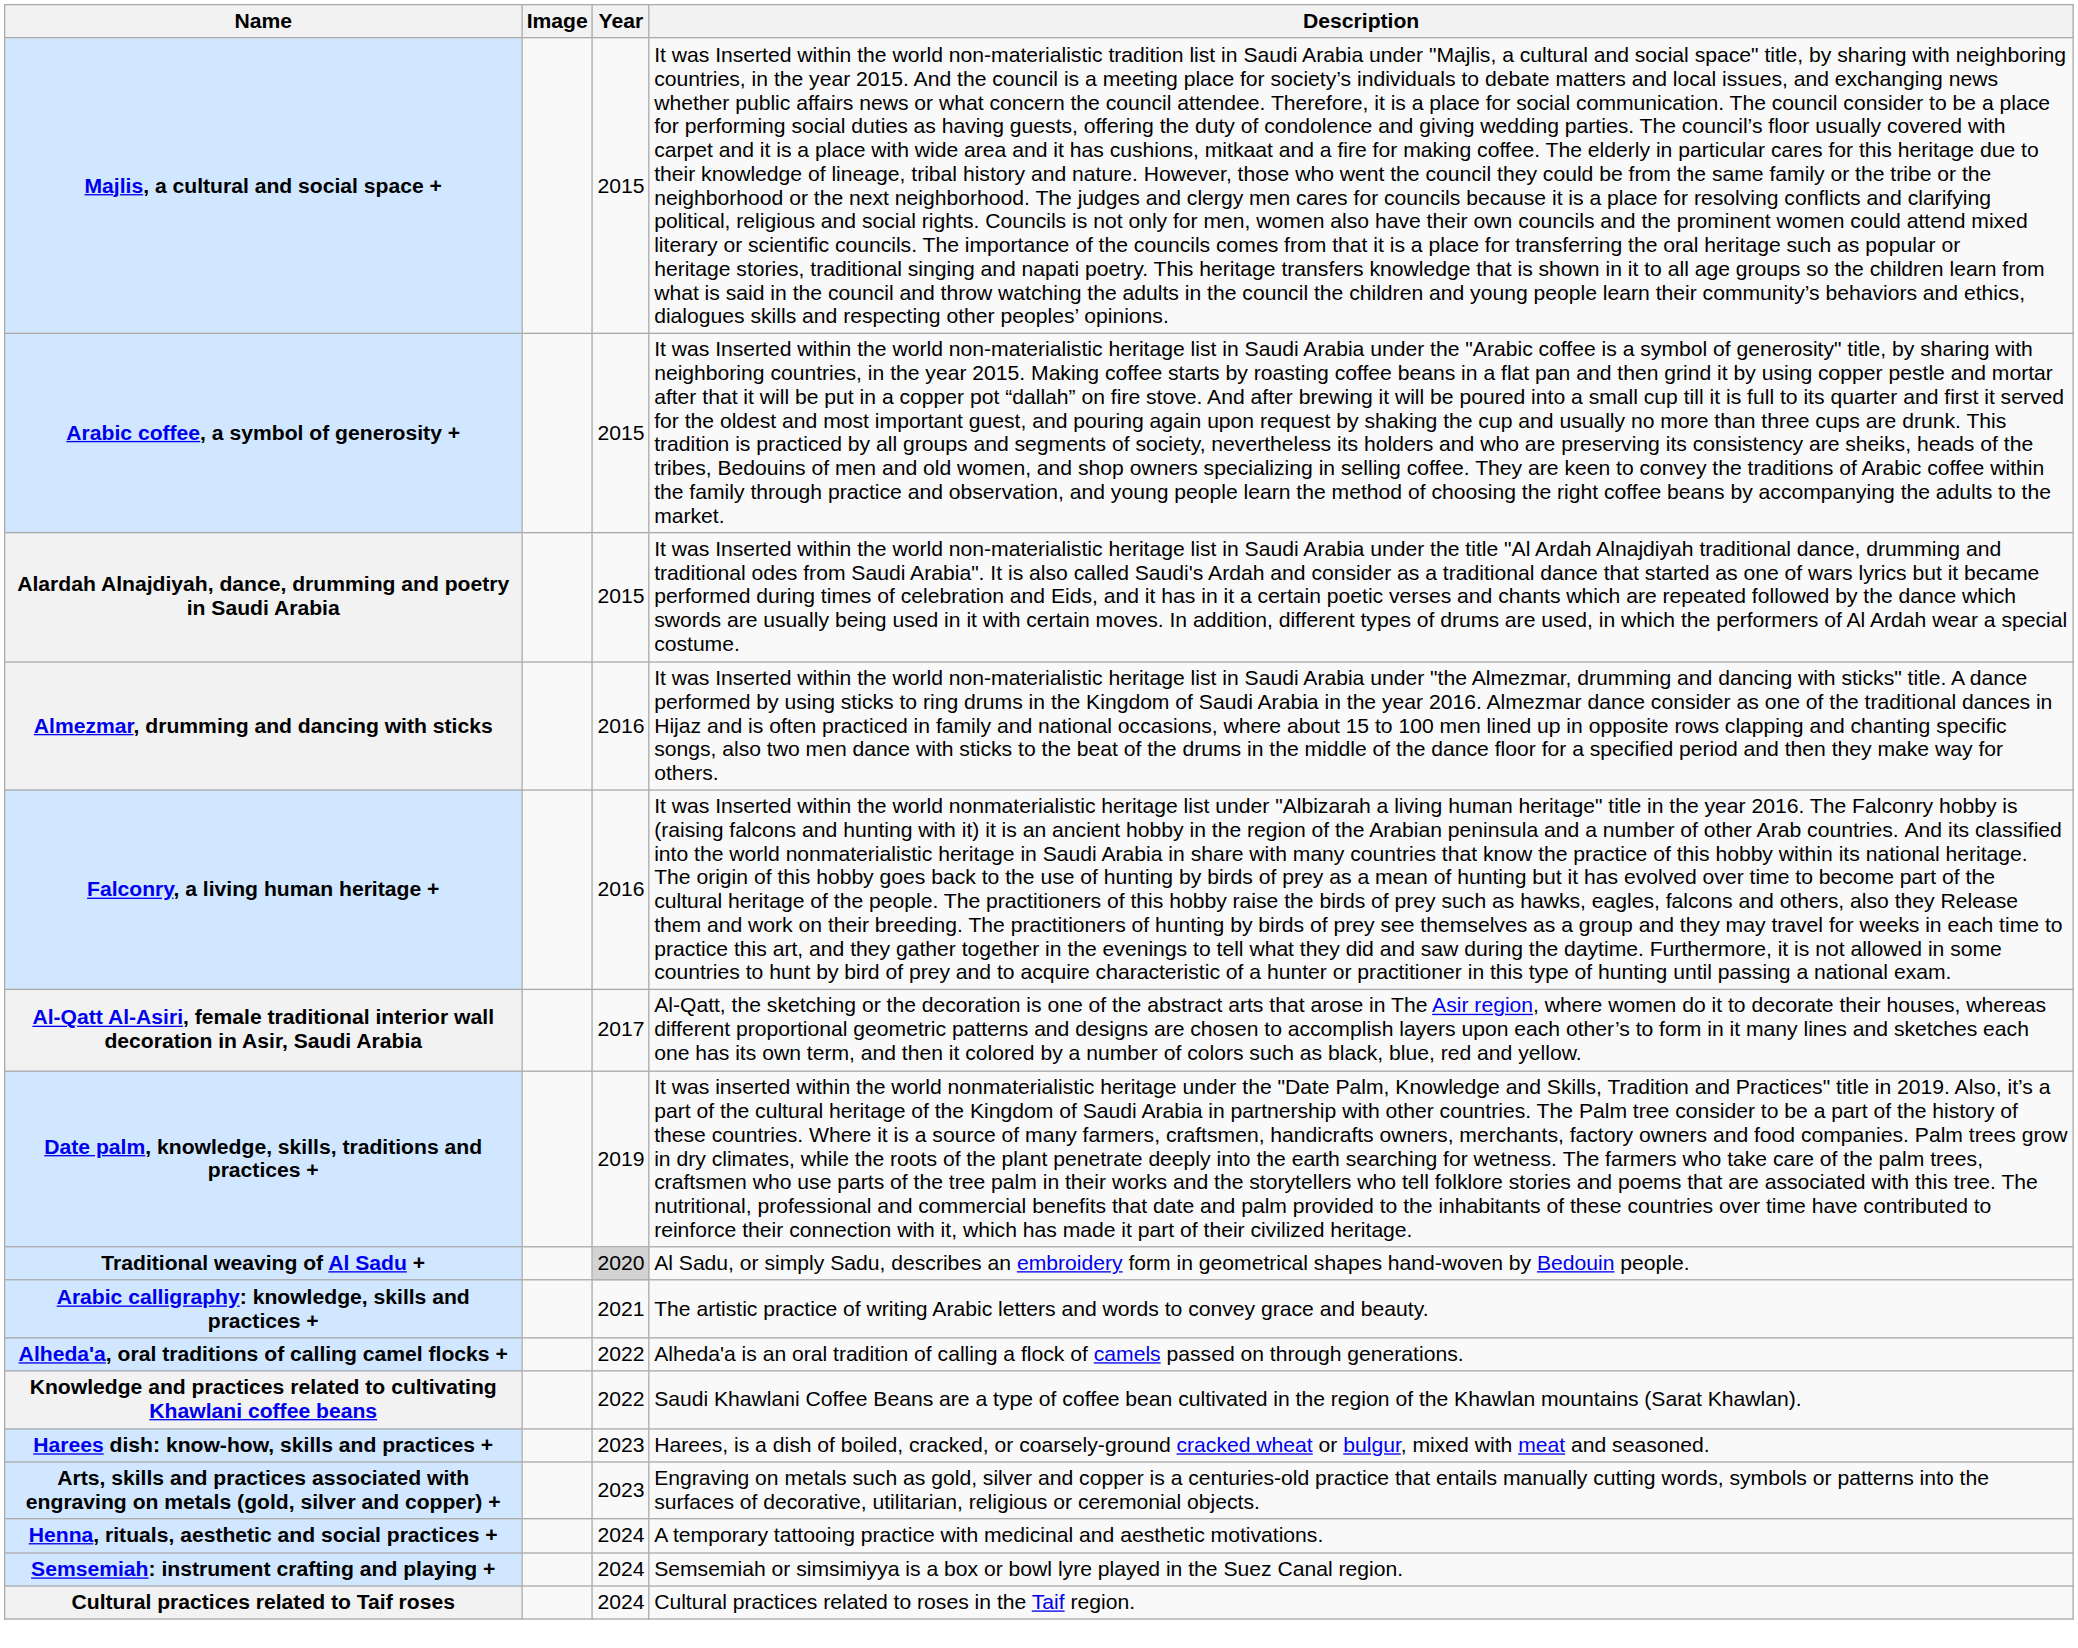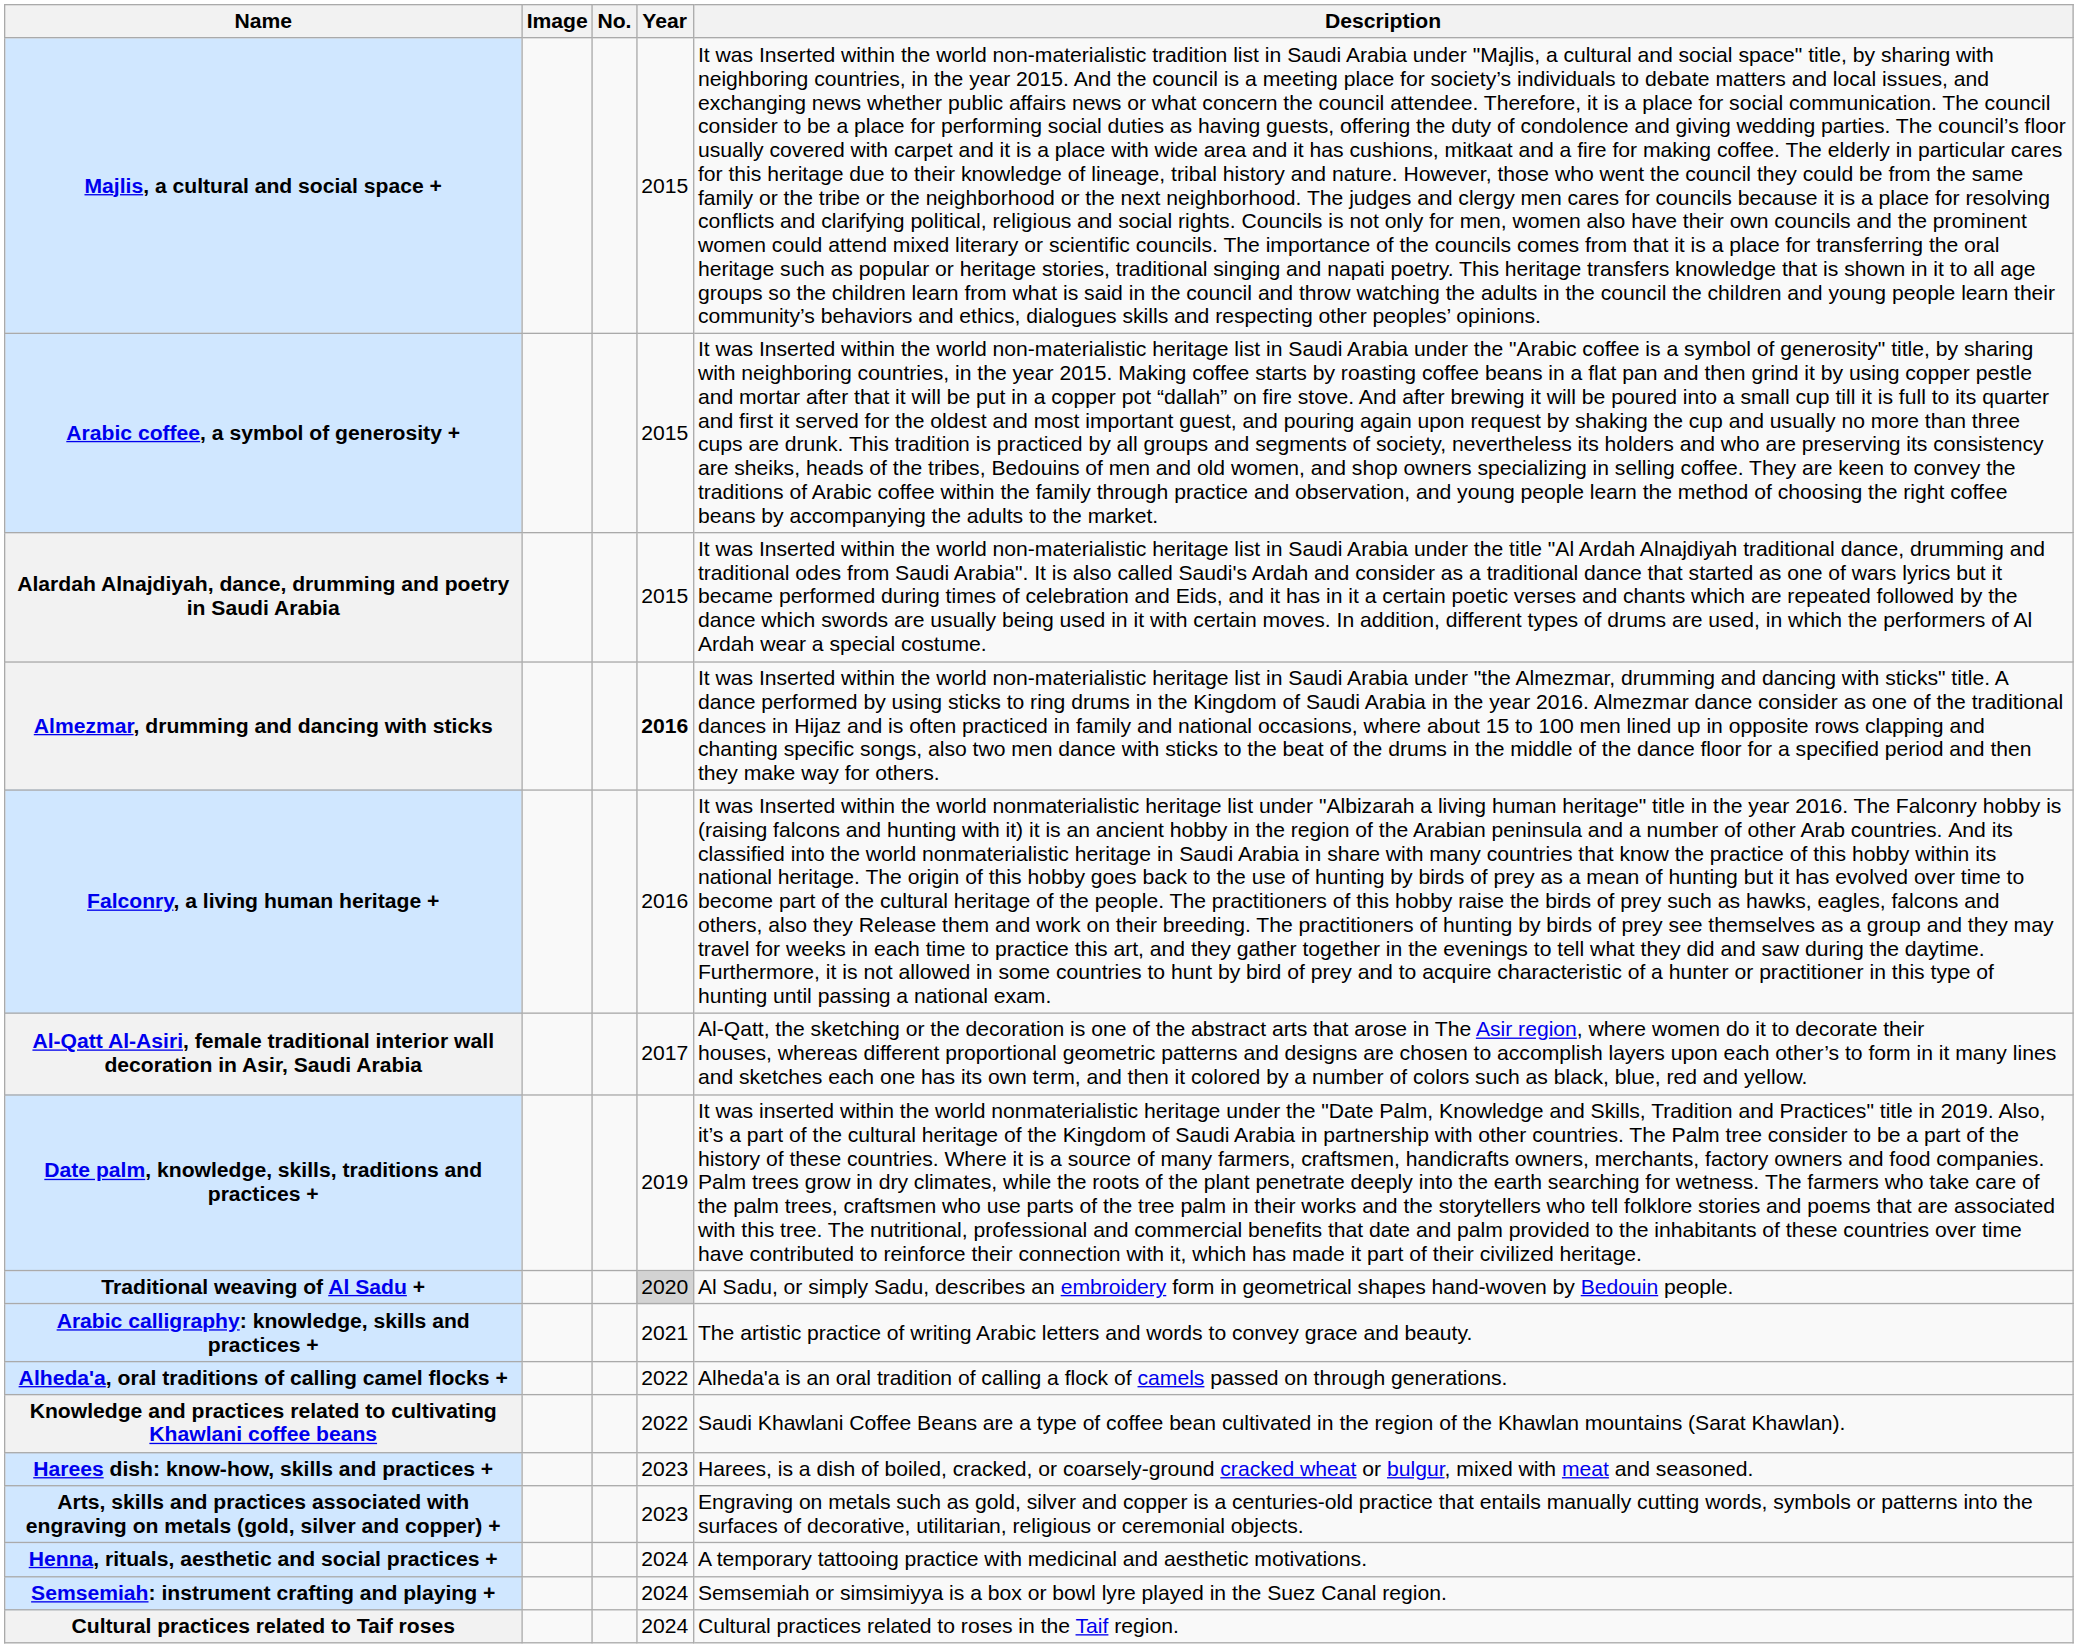+ column: (614, 21)
(621, 725) normal -> (665, 725) bold
